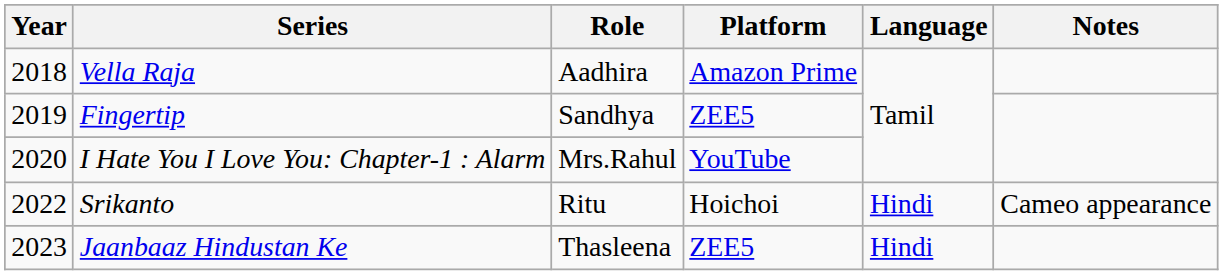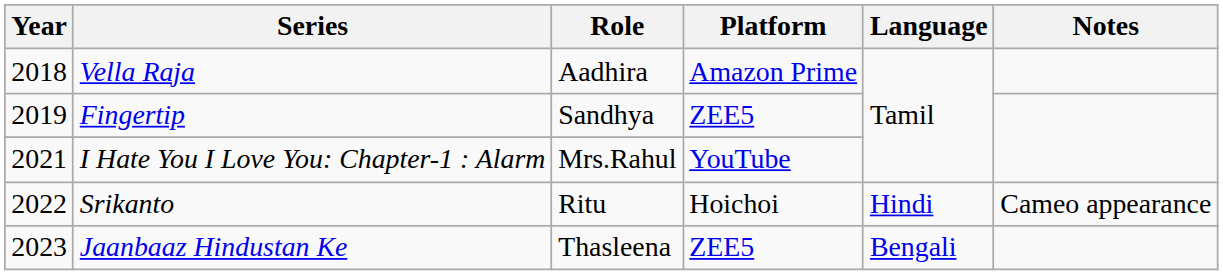(39, 159) 2020 -> (39, 159) 2021
(902, 247) Hindi -> (913, 247) Bengali
